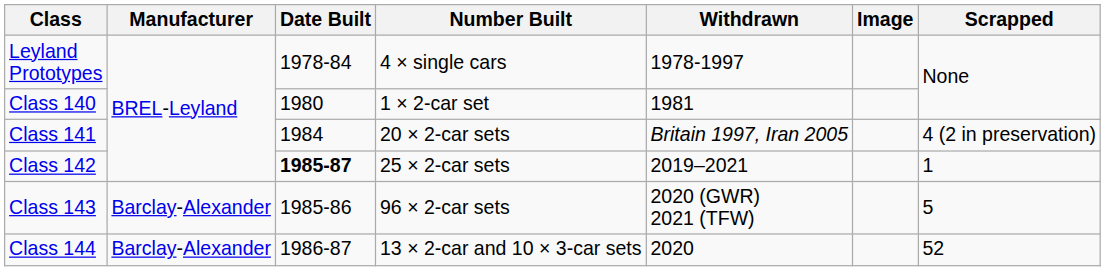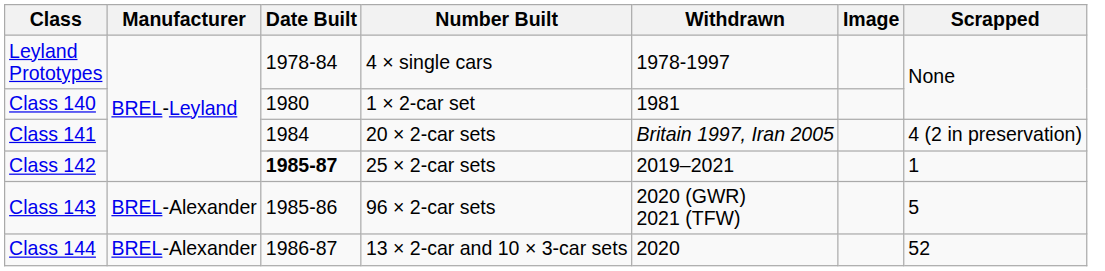(191, 207) Barclay-Alexander -> (184, 207) BREL-Alexander
(191, 249) Barclay-Alexander -> (184, 249) BREL-Alexander
